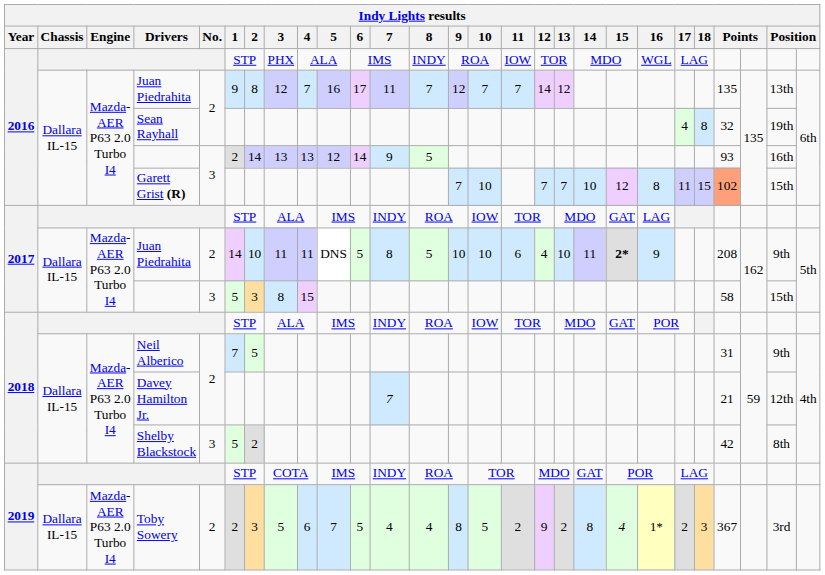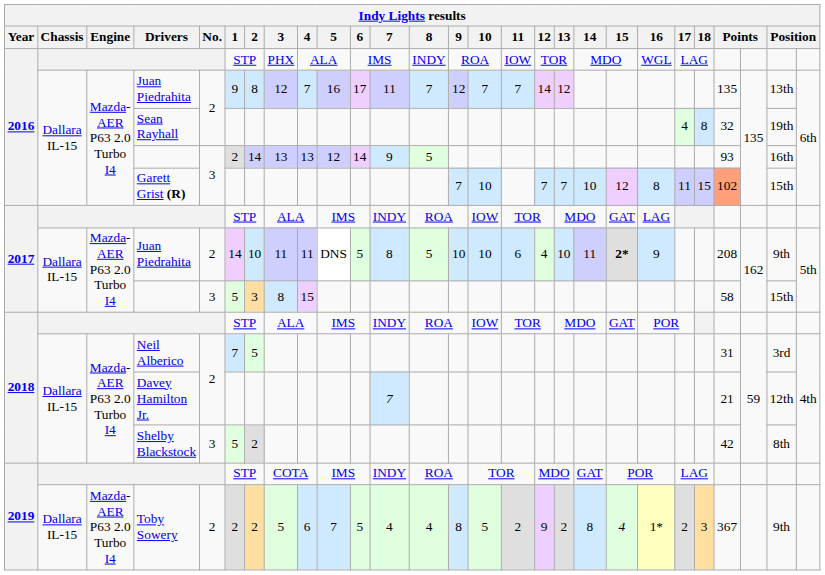(782, 352) 9th -> (782, 352) 3rd
(255, 526) 3 -> (255, 526) 2
(782, 526) 3rd -> (782, 526) 9th
